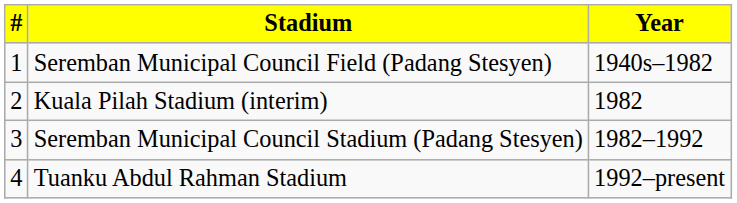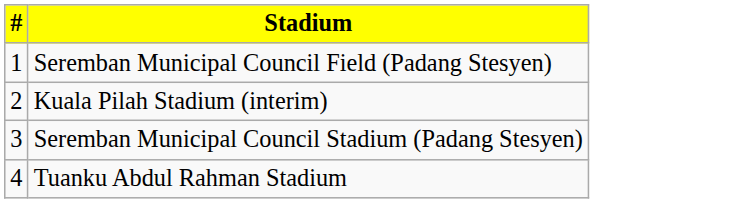- column: (660, 23)
